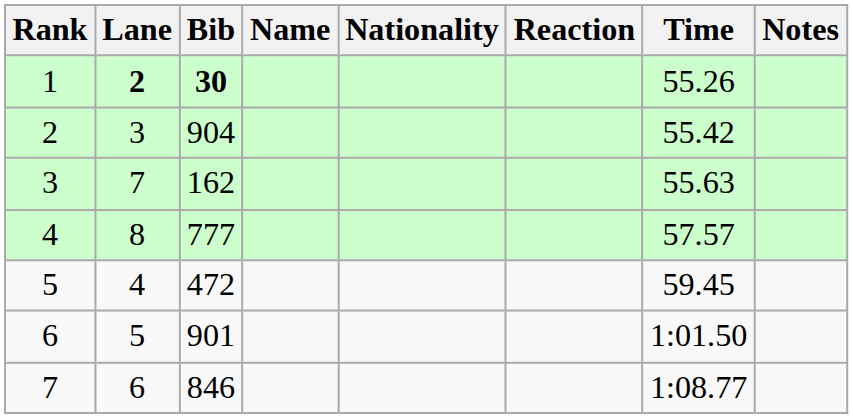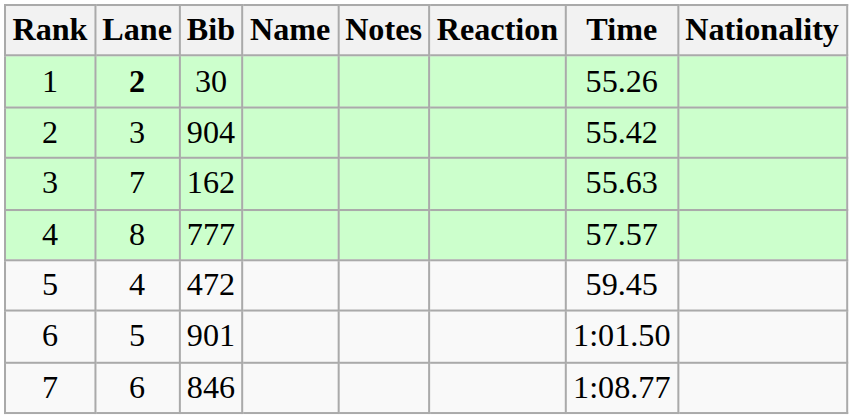columns swapped: (422, 30) <-> (801, 30)
(211, 81) bold -> (211, 81) normal
